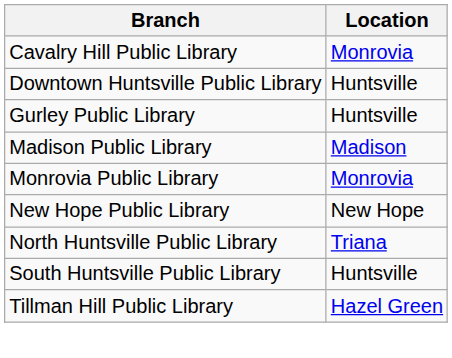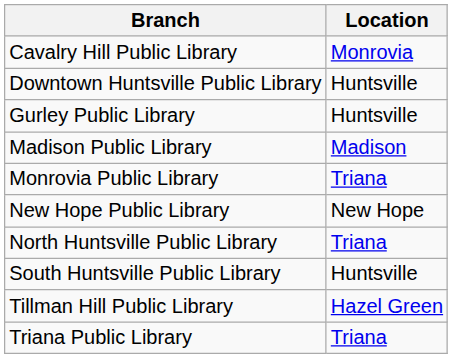(372, 178) Monrovia -> (359, 178) Triana
+ row: (101, 337)
